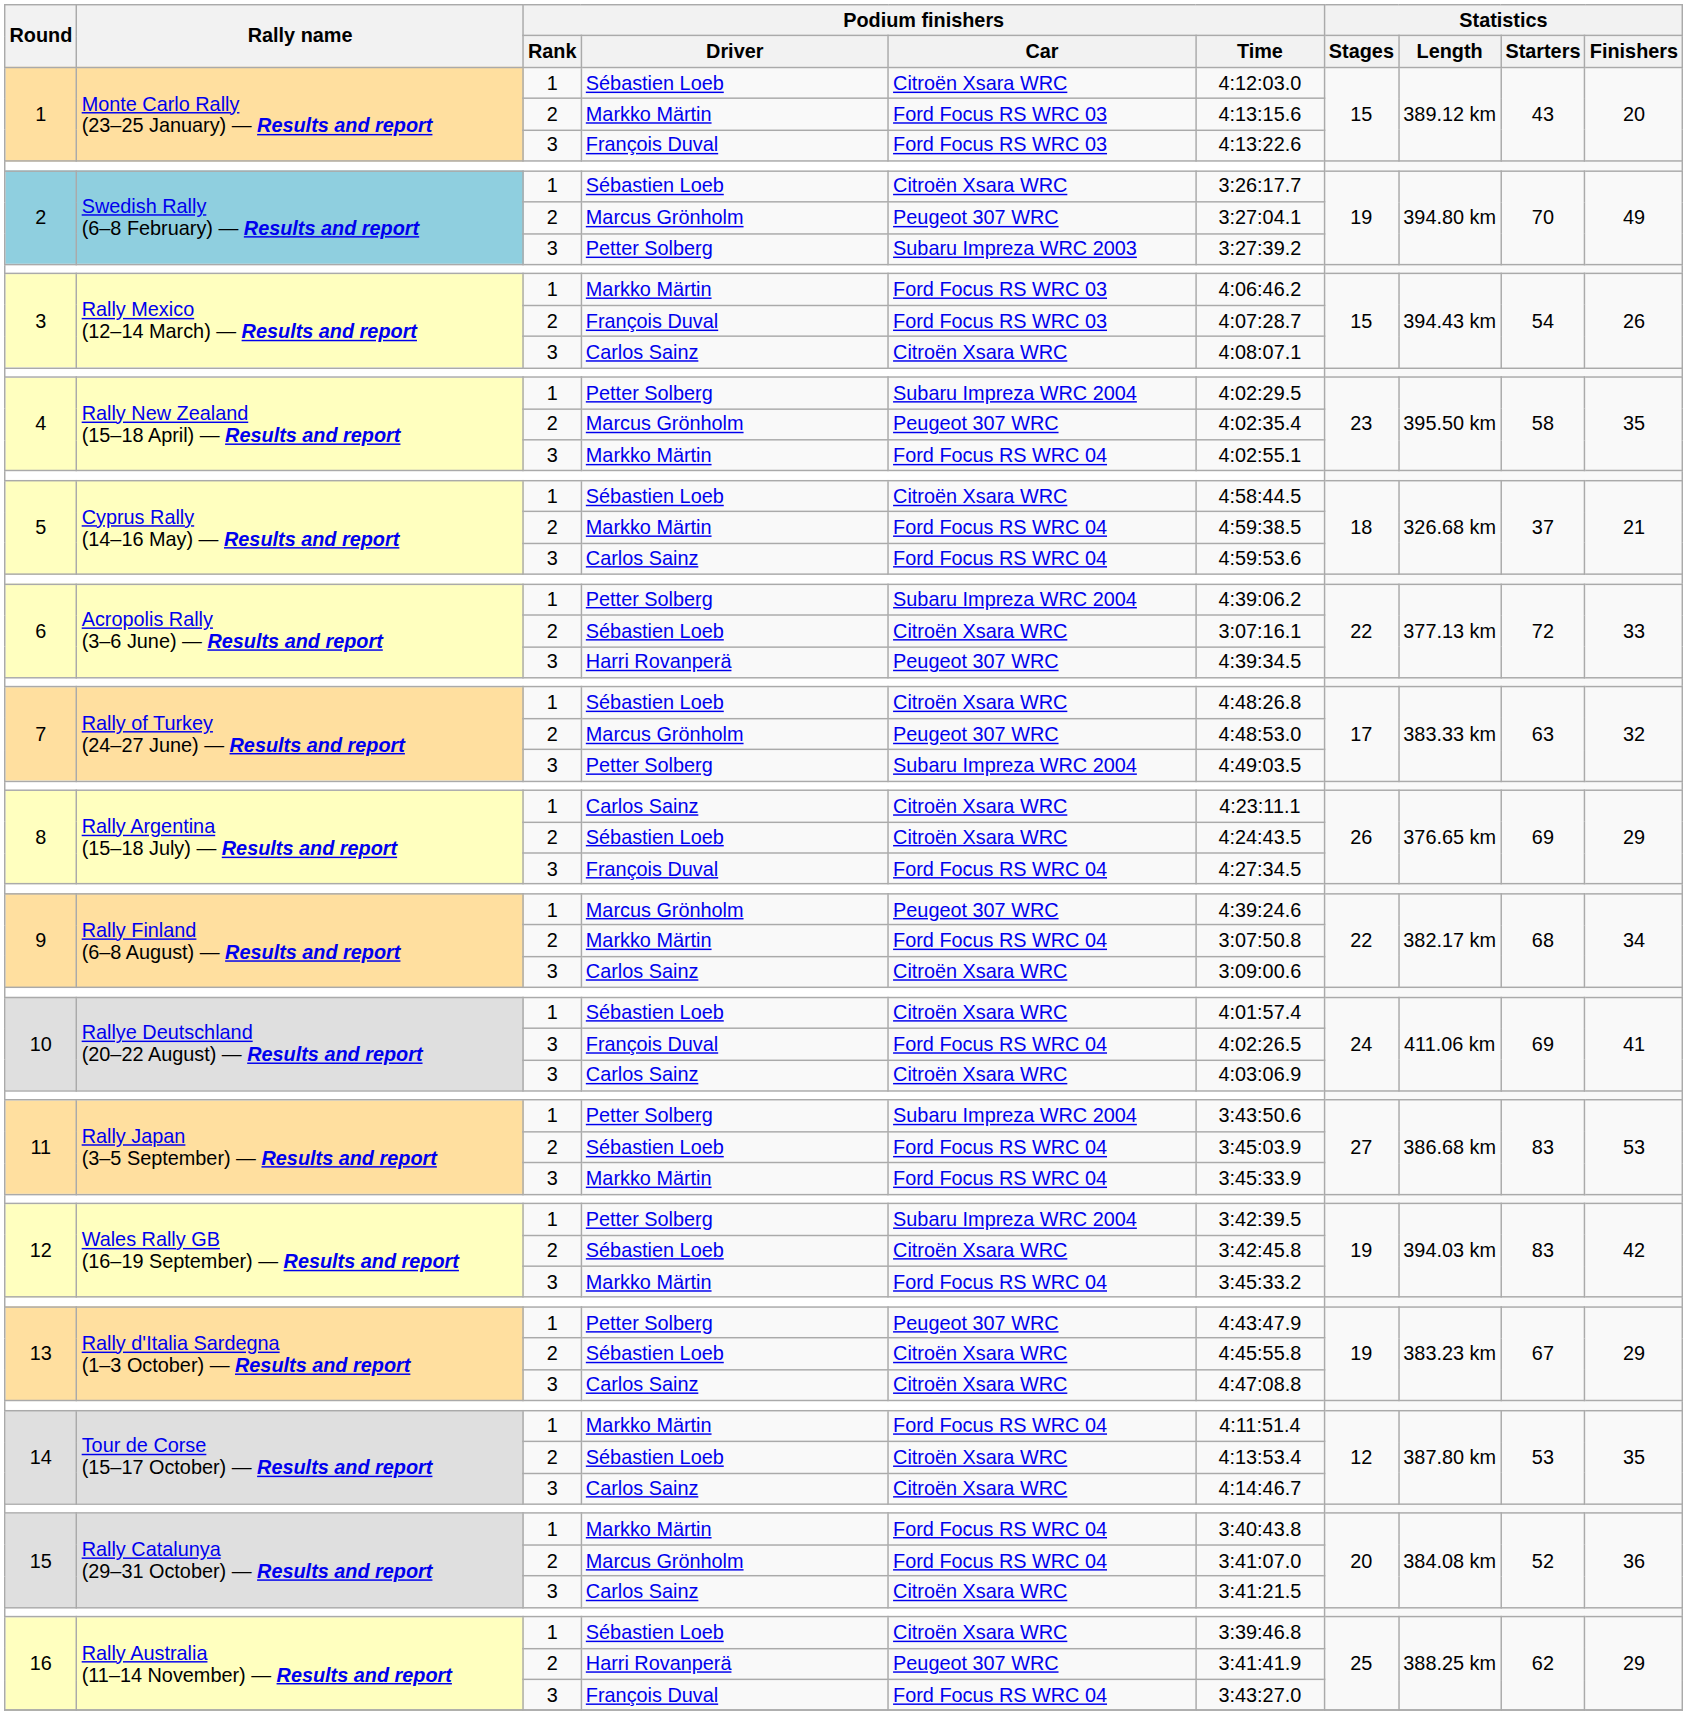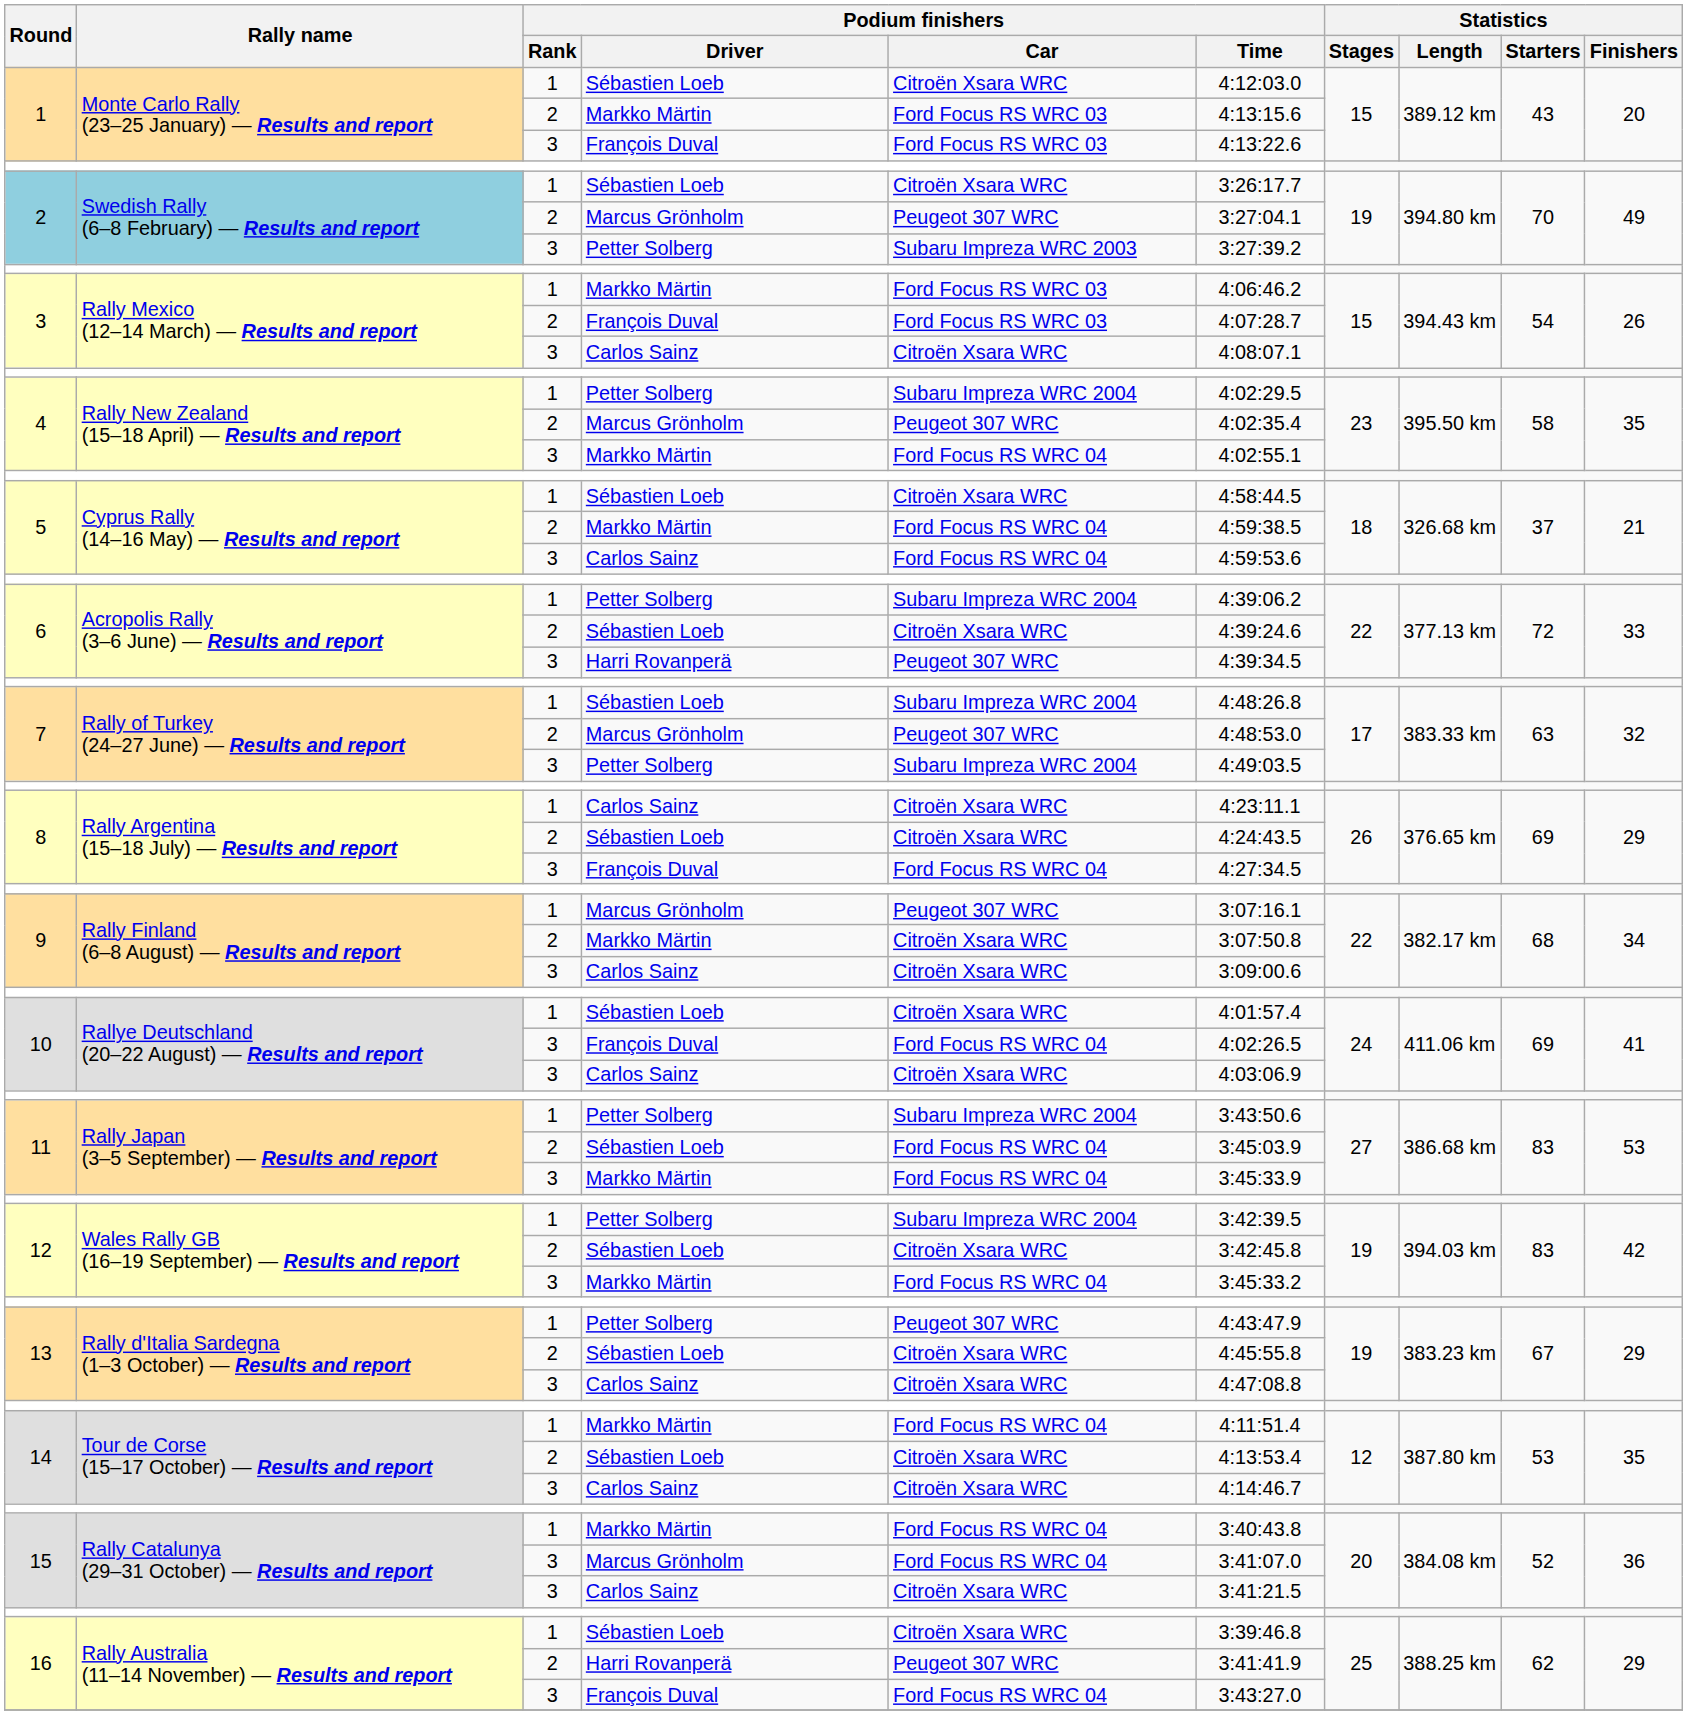(1260, 630) 3:07:16.1 -> (1260, 630) 4:39:24.6
(980, 702) Citroën Xsara WRC -> (1015, 702) Subaru Impreza WRC 2004
(1260, 909) 4:39:24.6 -> (1260, 909) 3:07:16.1
(1000, 940) Ford Focus RS WRC 04 -> (980, 940) Citroën Xsara WRC
(552, 1560) 2 -> (552, 1560) 3
